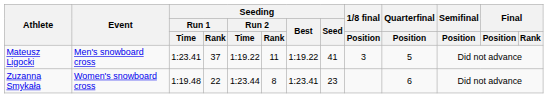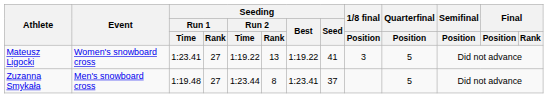(109, 57) Men's snowboard cross -> (115, 57) Women's snowboard cross
(215, 57) 37 -> (215, 57) 27
(274, 57) 11 -> (274, 57) 13
(115, 81) Women's snowboard cross -> (109, 81) Men's snowboard cross
(215, 81) 22 -> (215, 81) 27
(333, 81) 23 -> (333, 81) 37
(409, 81) 6 -> (409, 81) 5
